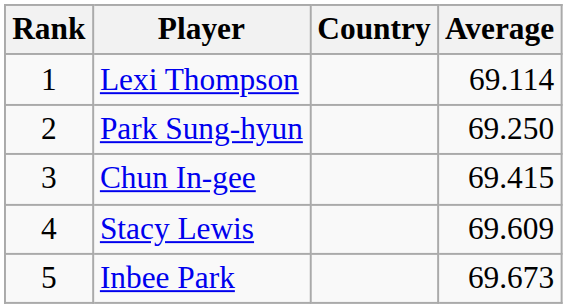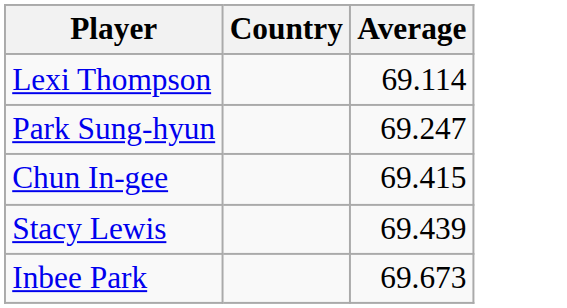- column: (49, 29)
(511, 128) 69.250 -> (423, 128) 69.247
(511, 228) 69.609 -> (423, 228) 69.439
